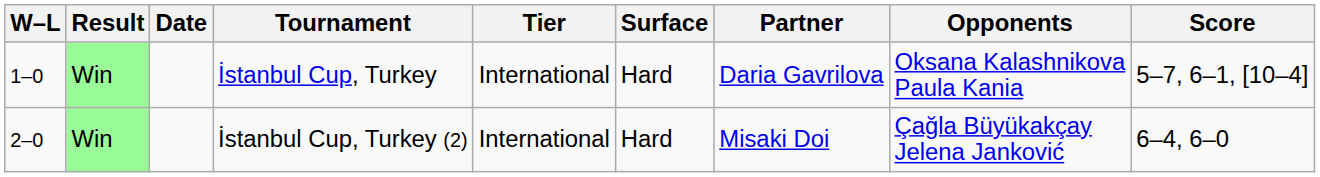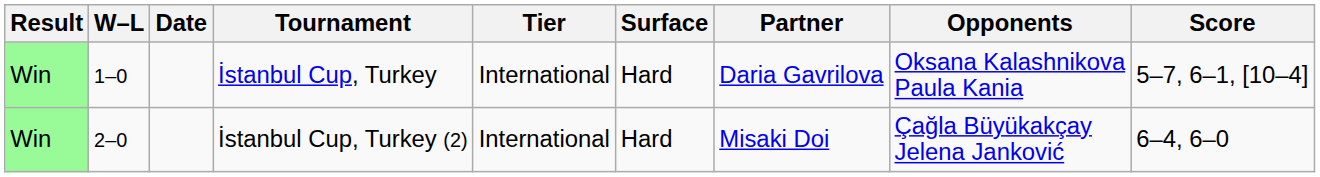columns swapped: (108, 23) <-> (35, 23)
